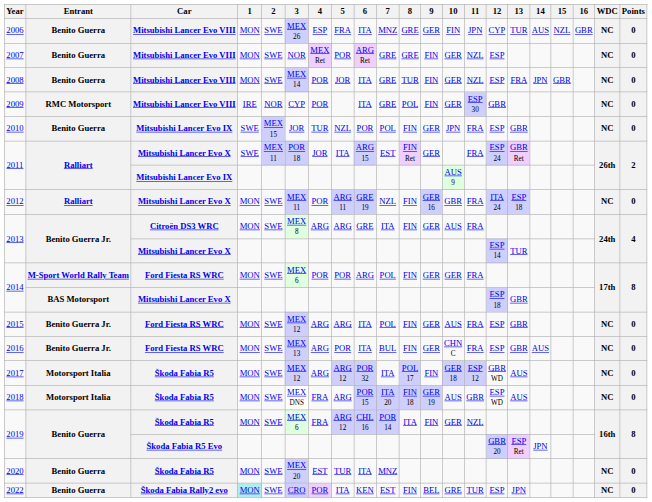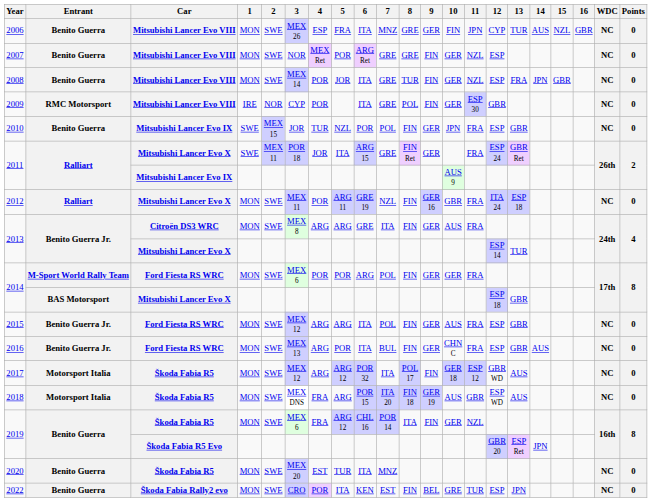(388, 153) EST -> (388, 153) GRE
(250, 490) paleturquoise background -> (250, 490) no background
